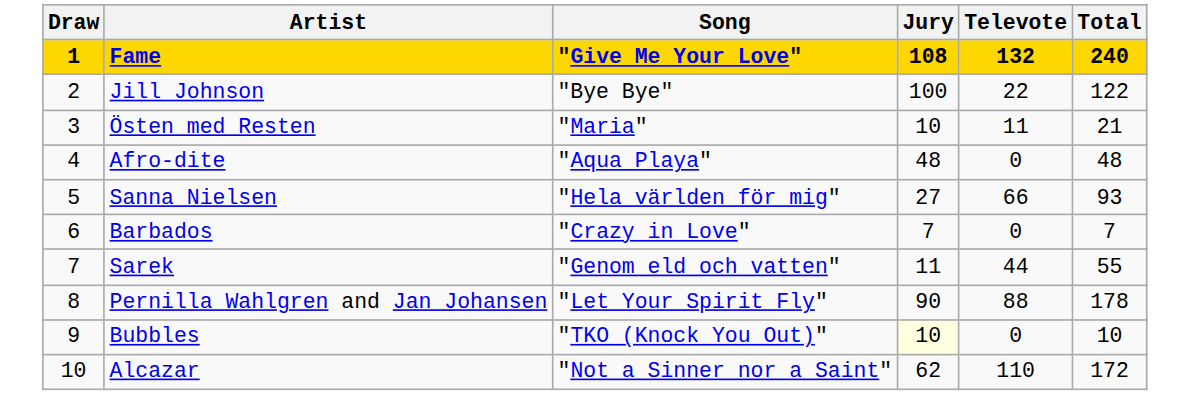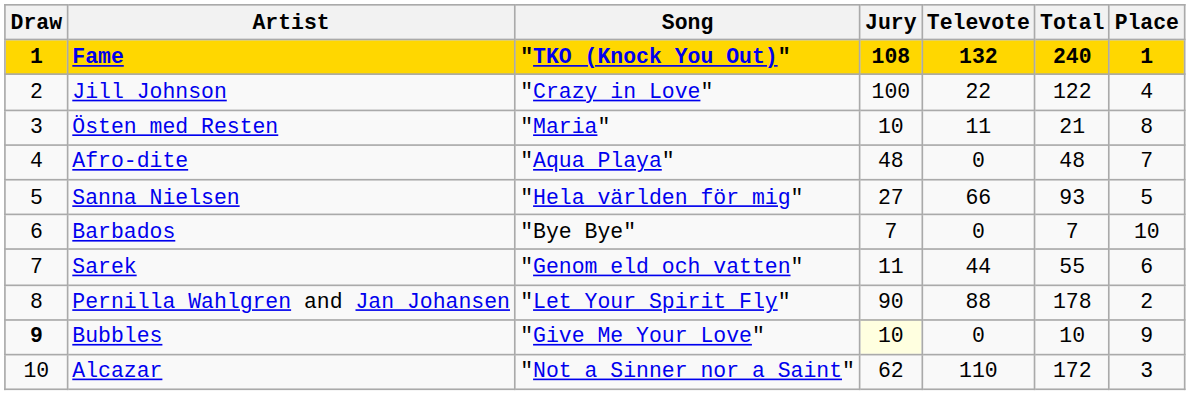+ column: (1147, 22)
(680, 57) "Give Me Your Love" -> (655, 57) "TKO (Knock You Out)"
(615, 92) "Bye Bye" -> (617, 92) "Crazy in Love"
(654, 232) "Crazy in Love" -> (578, 232) "Bye Bye"
(74, 337) normal -> (36, 337) bold
(693, 337) "TKO (Knock You Out)" -> (642, 337) "Give Me Your Love"
